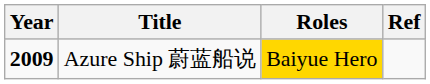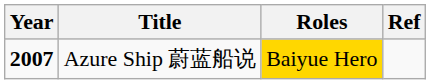(32, 58) 2009 -> (32, 58) 2007
